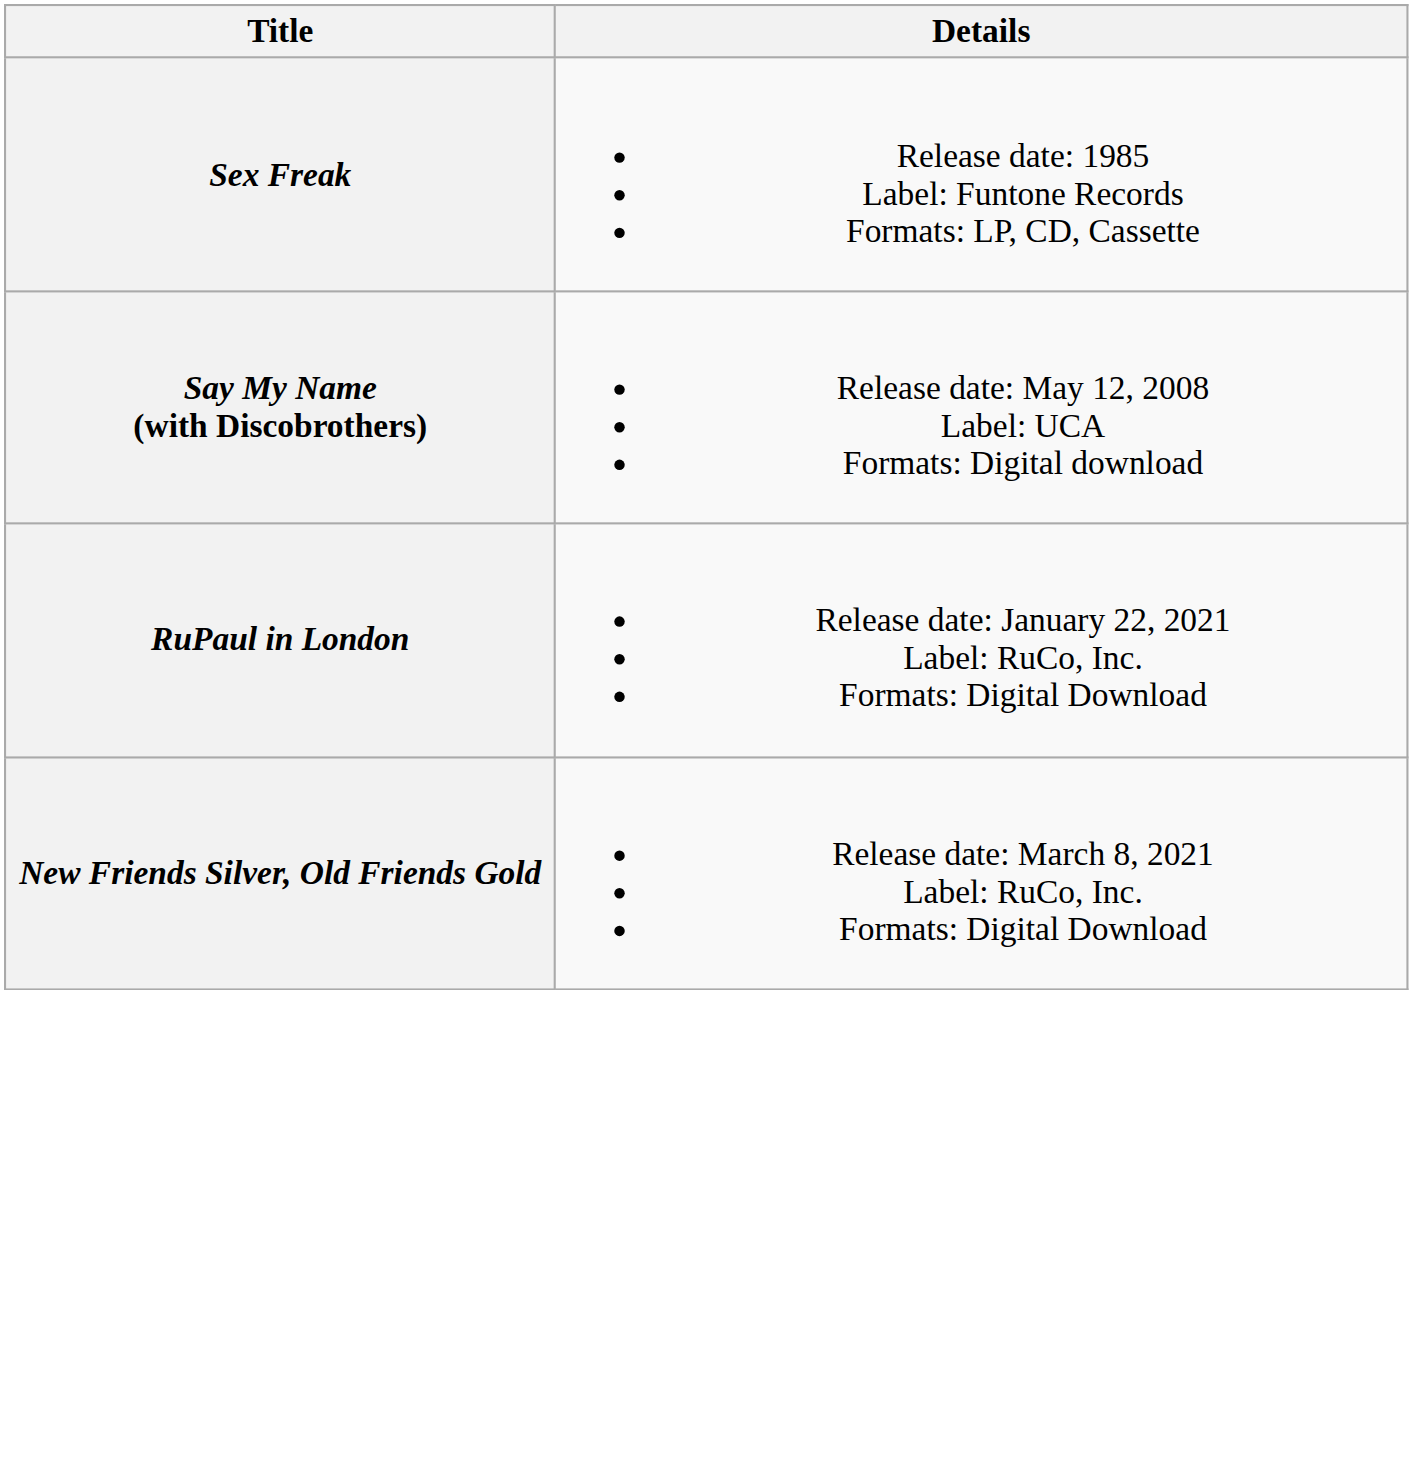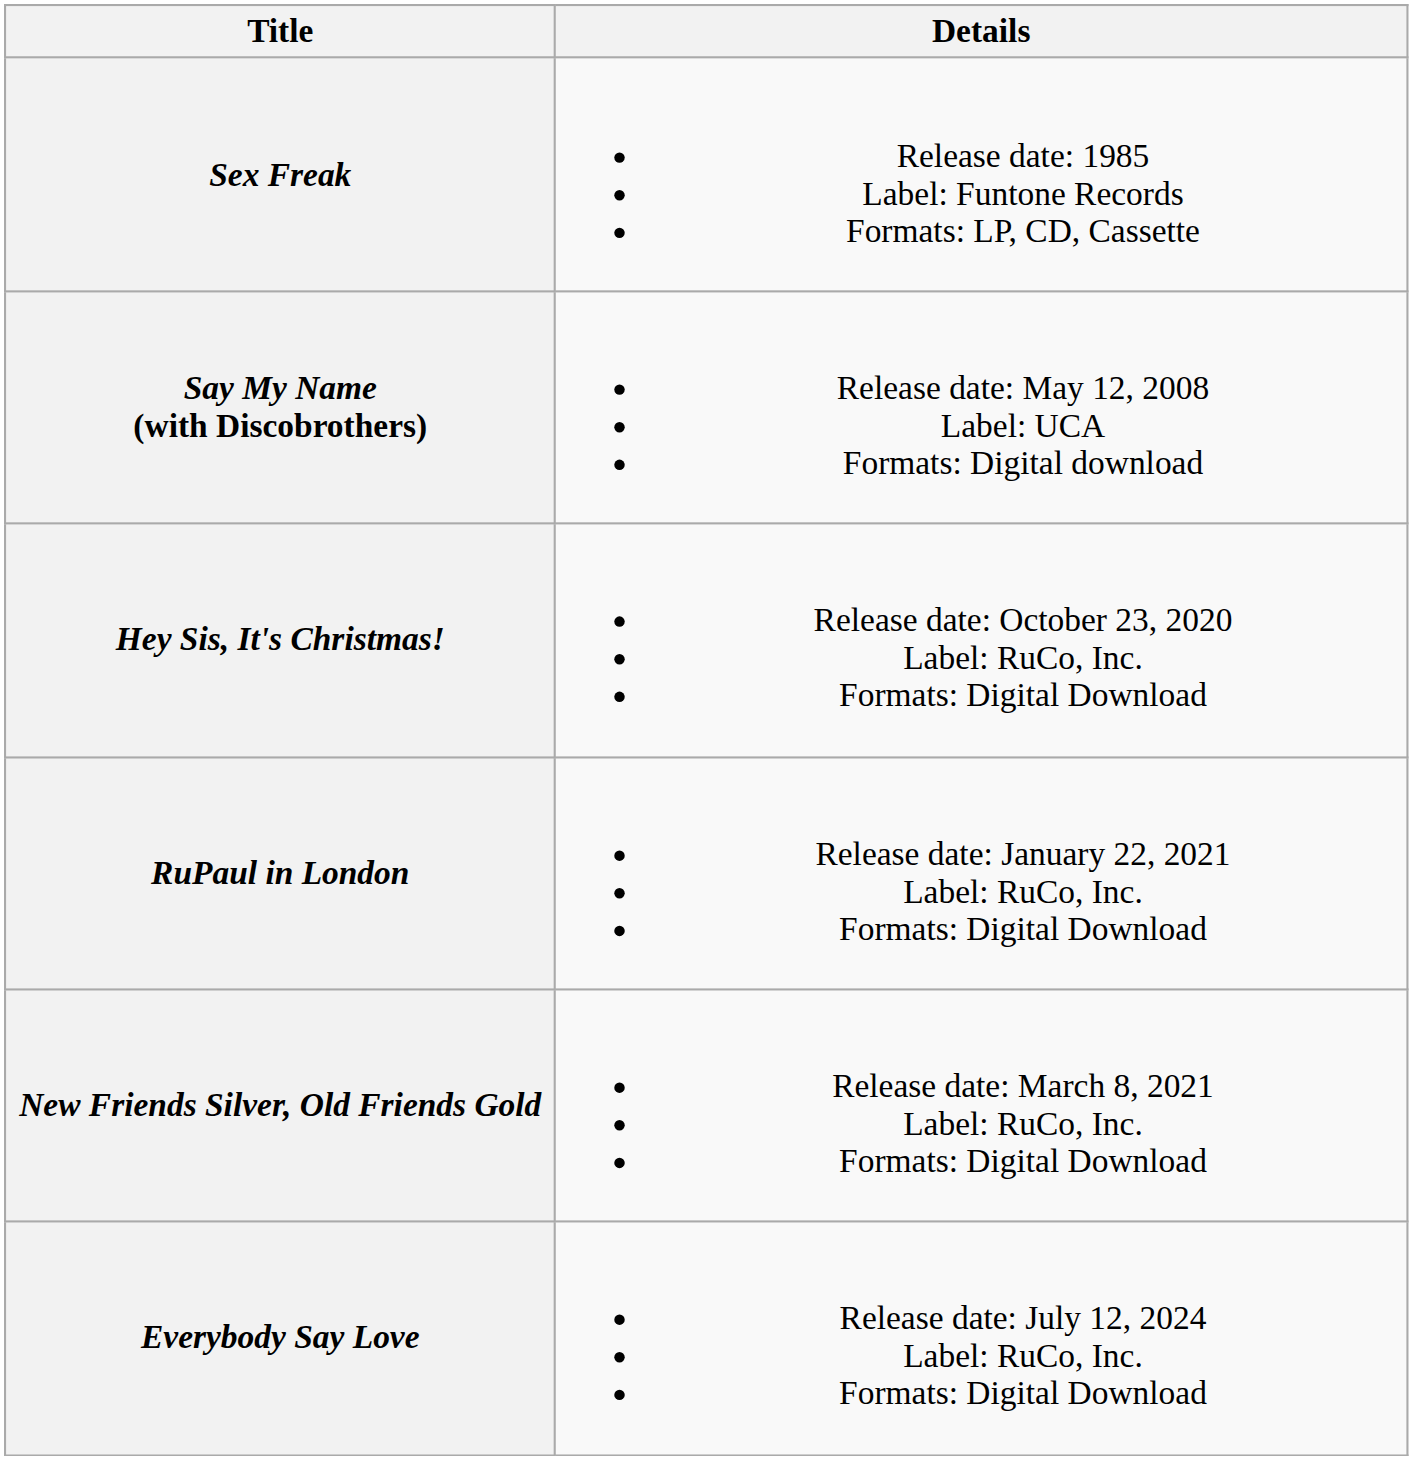+ row: (280, 639)
+ row: (280, 1337)
